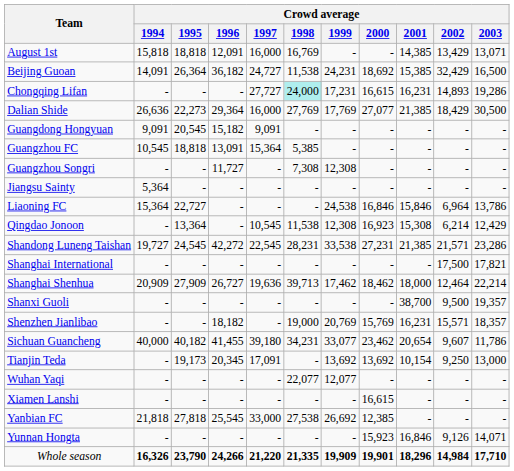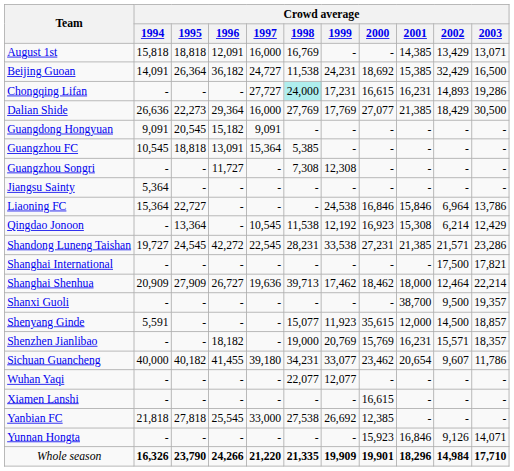(340, 226) 12,308 -> (340, 226) 12,192
+ row: (46, 322)
- row: (36, 360)
